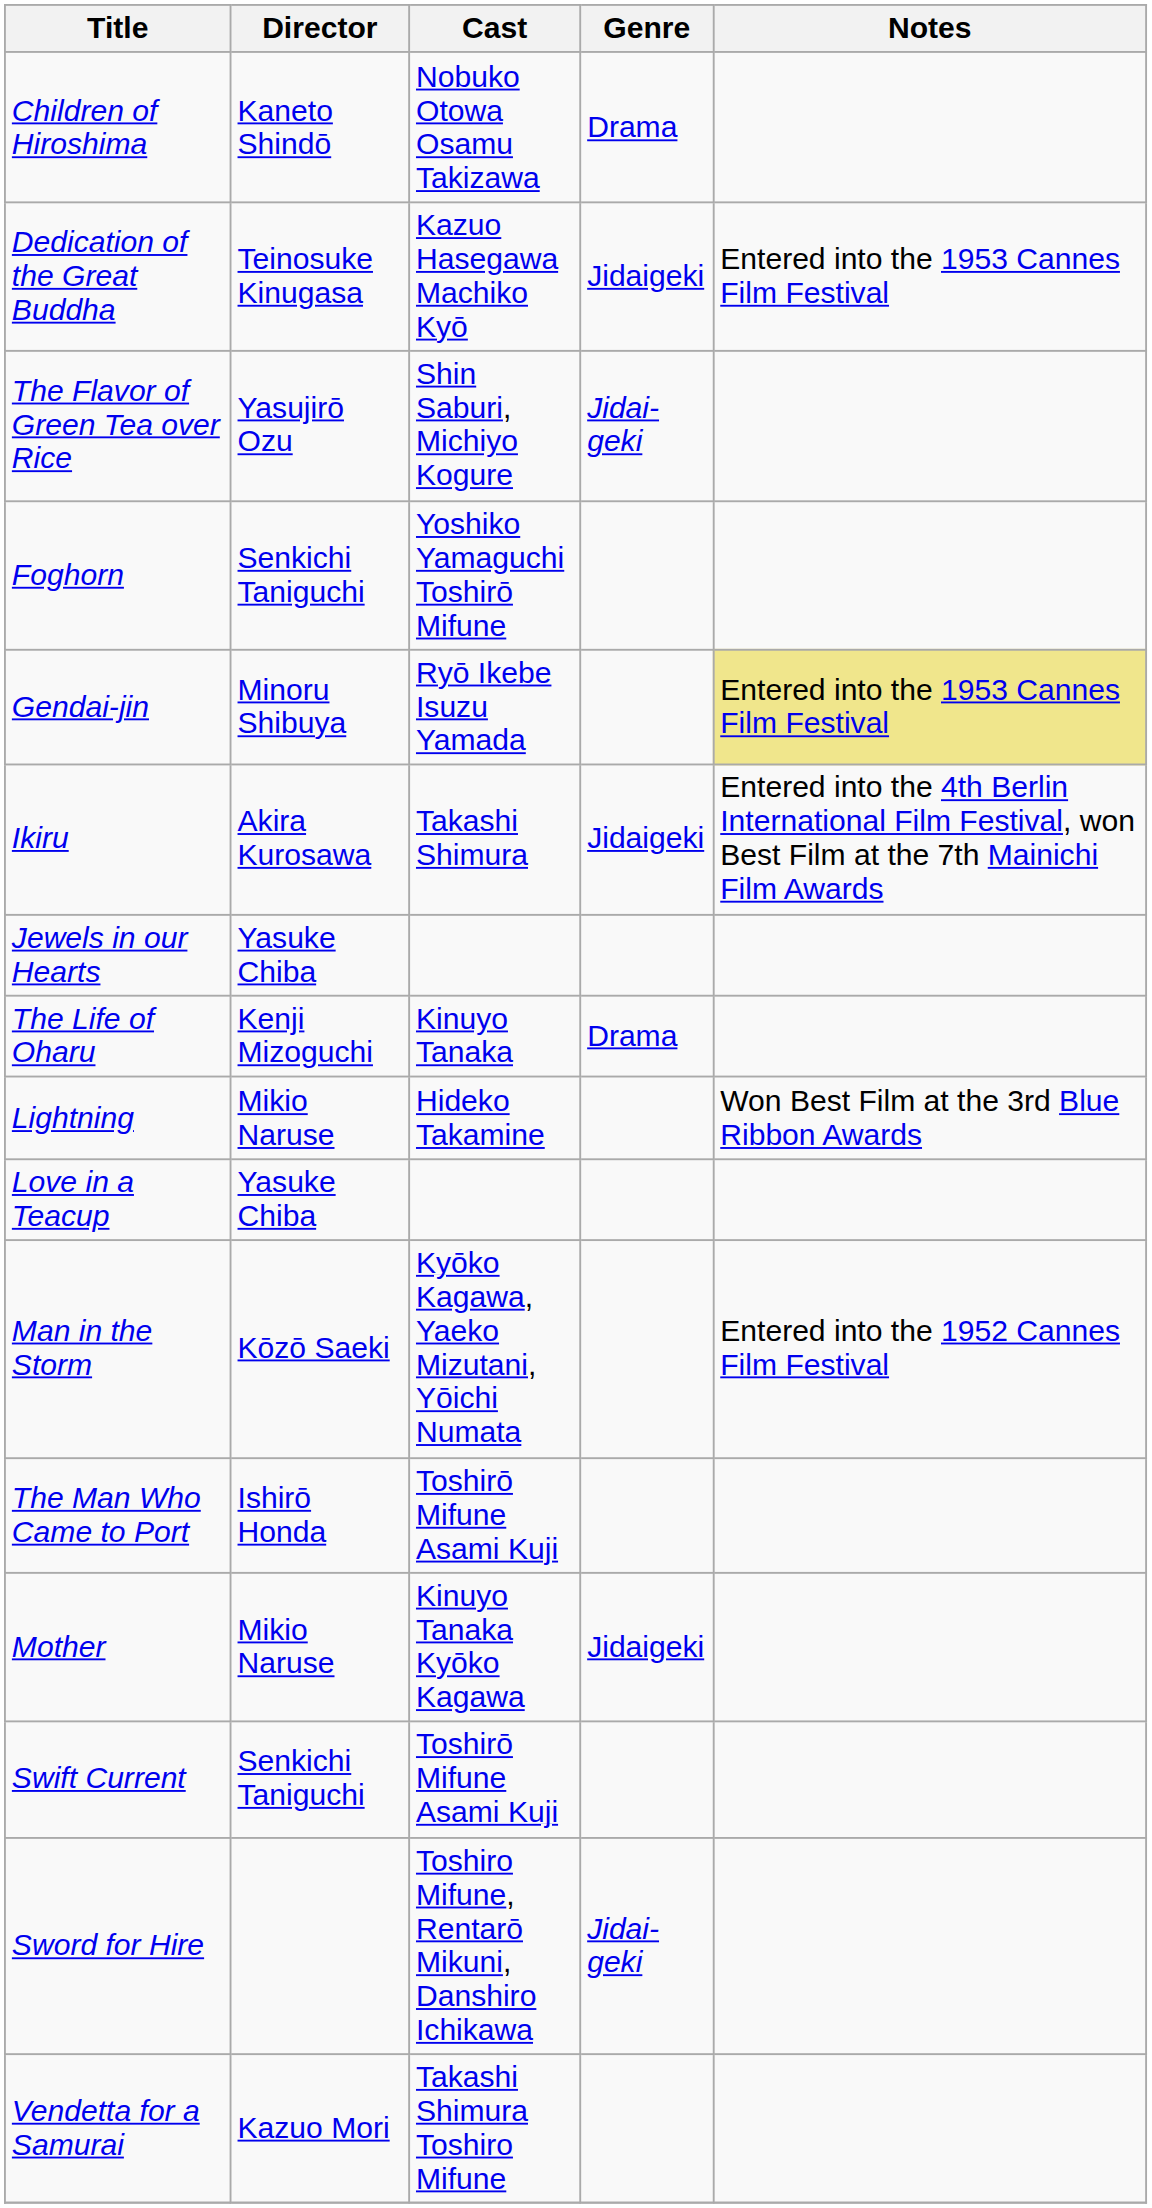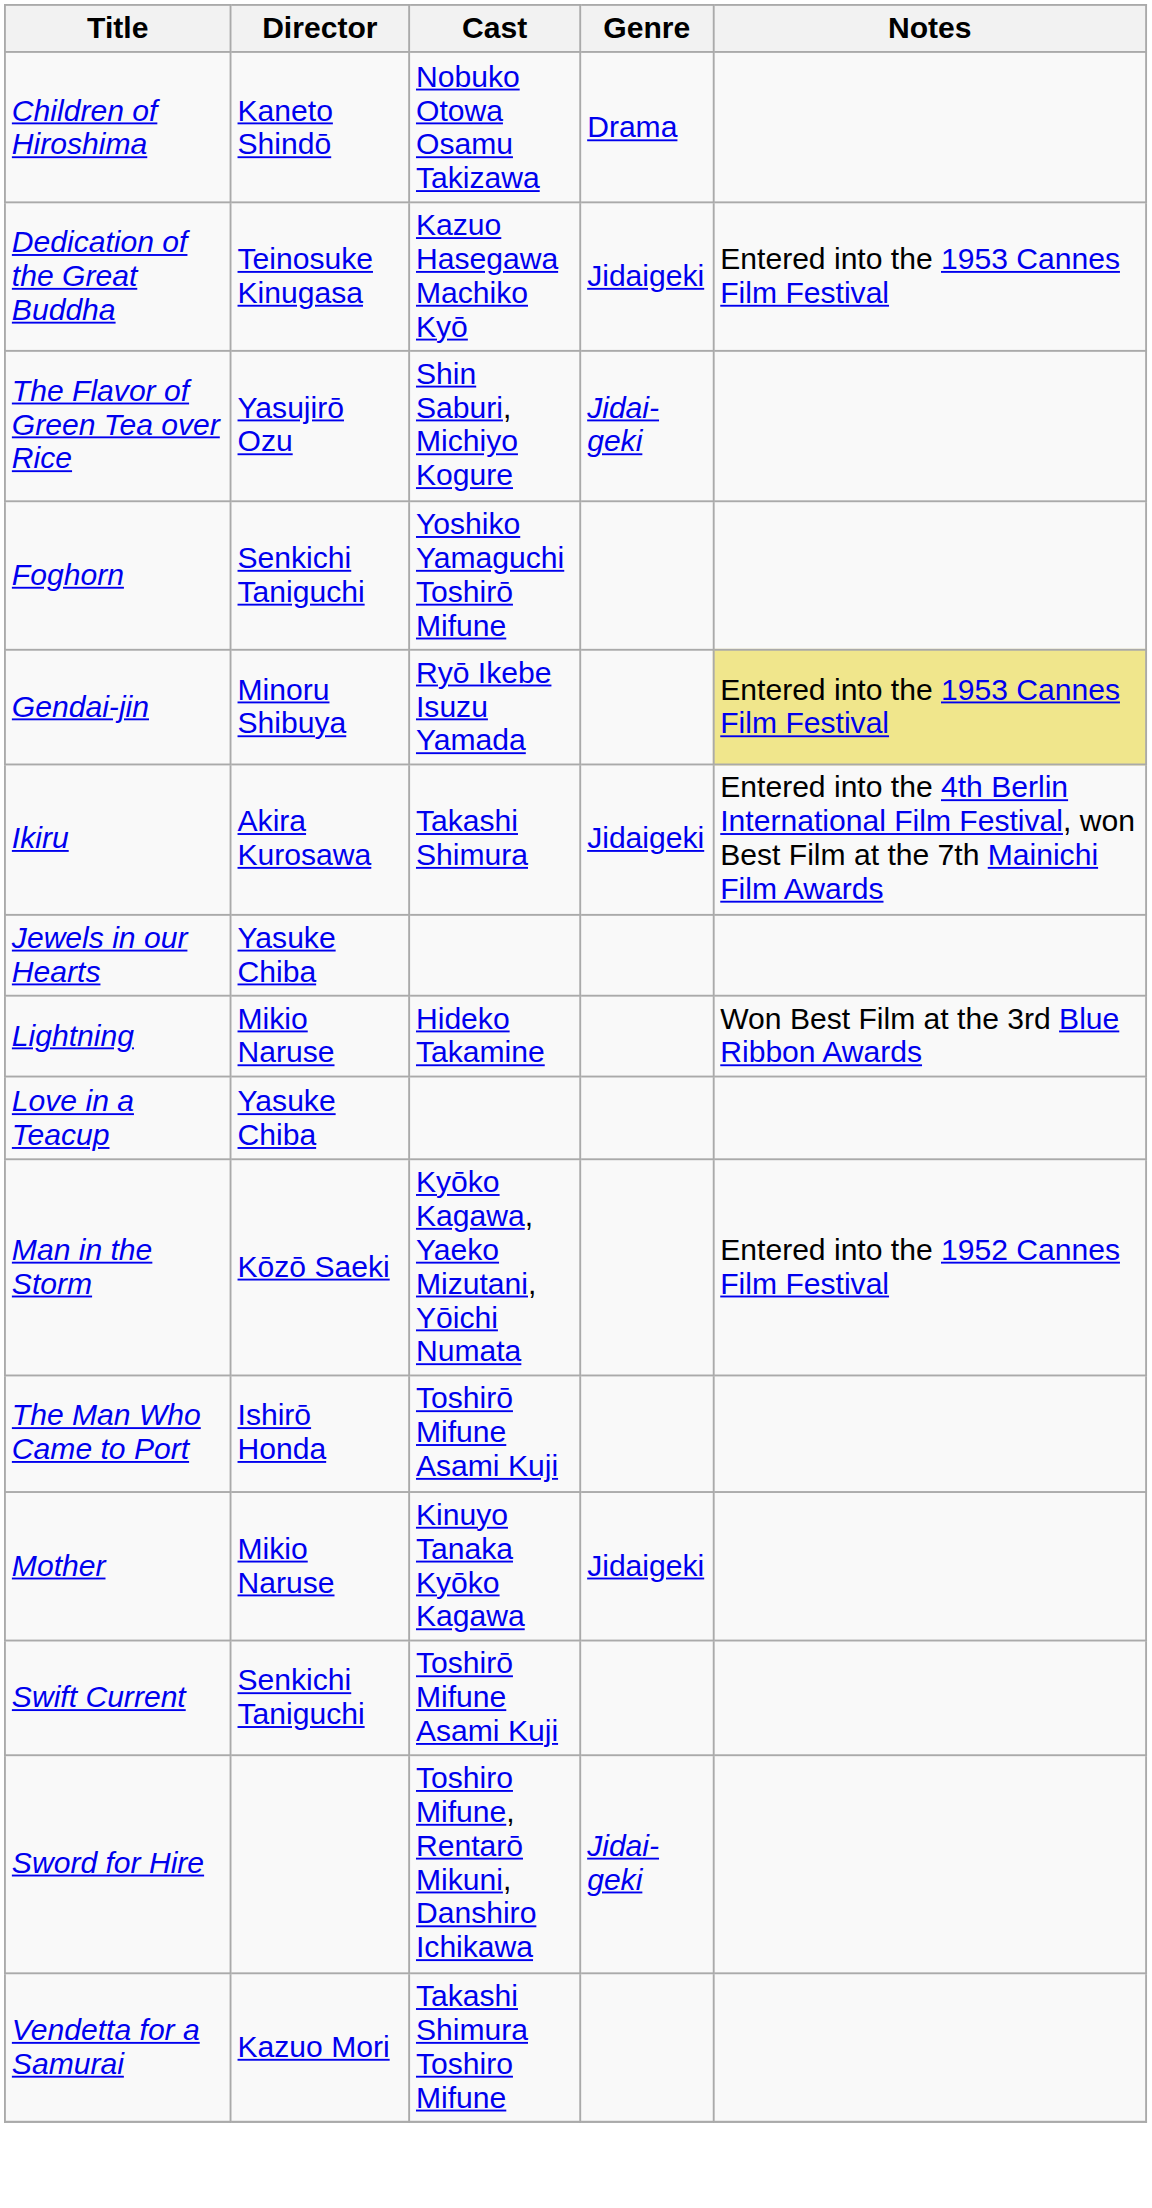- row: (83, 1036)
